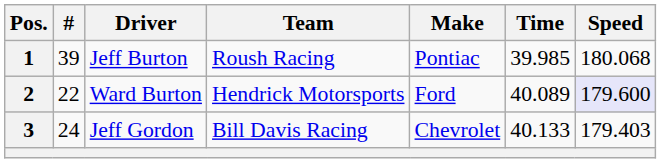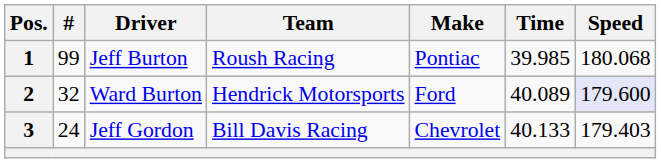(69, 58) 39 -> (69, 58) 99
(69, 94) 22 -> (69, 94) 32
